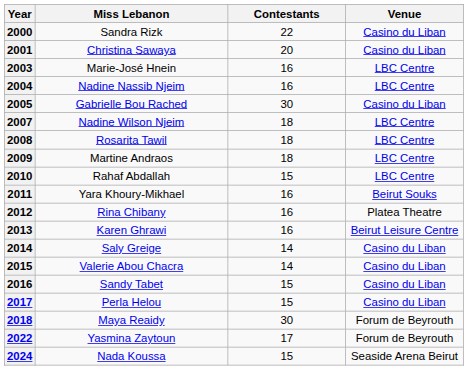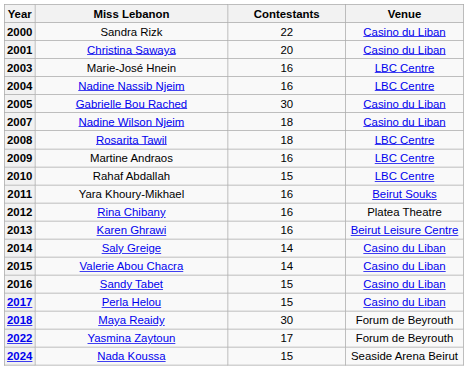(405, 122) LBC Centre -> (405, 122) Casino du Liban
(287, 158) 18 -> (287, 158) 16
